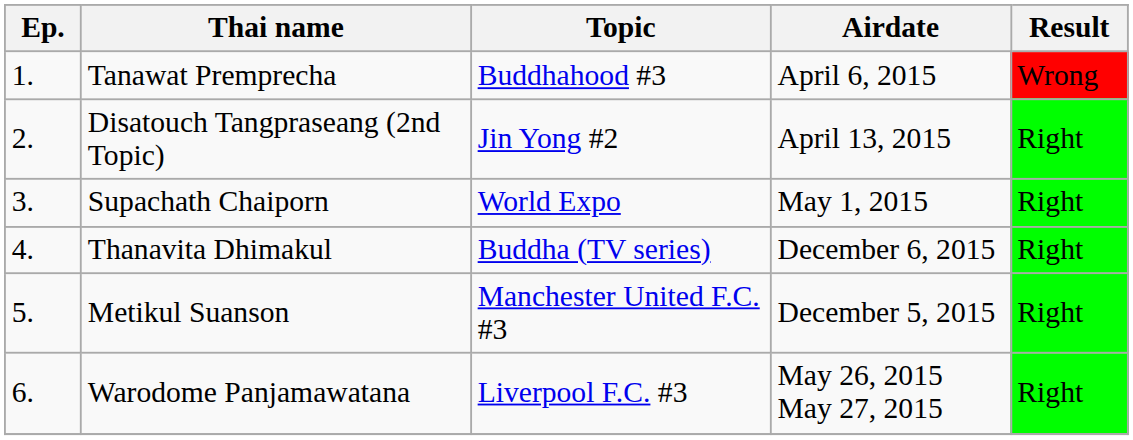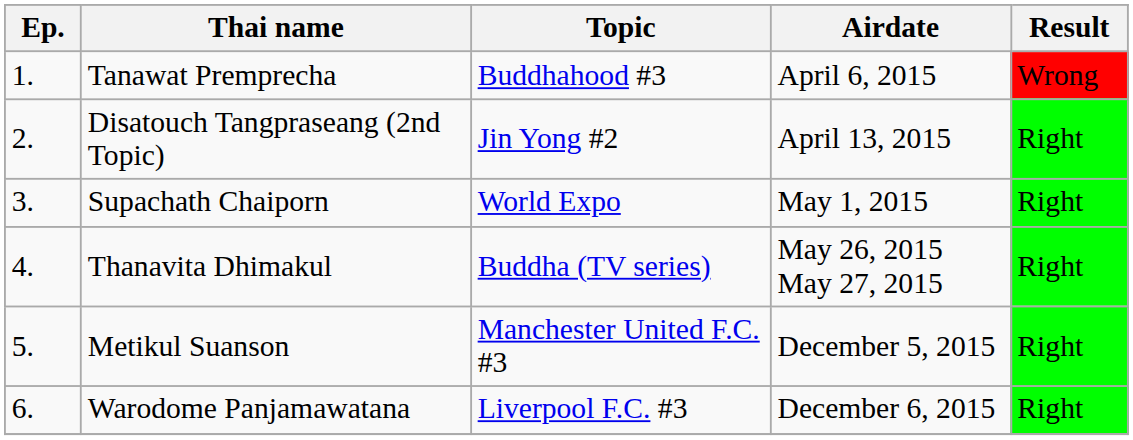(886, 249) December 6, 2015 -> (860, 265) May 26, 2015 May 27, 2015
(860, 392) May 26, 2015 May 27, 2015 -> (886, 409) December 6, 2015
